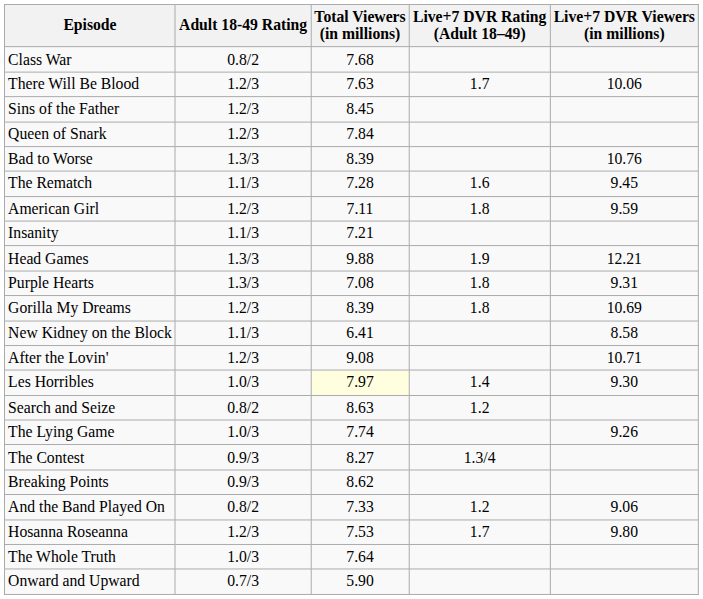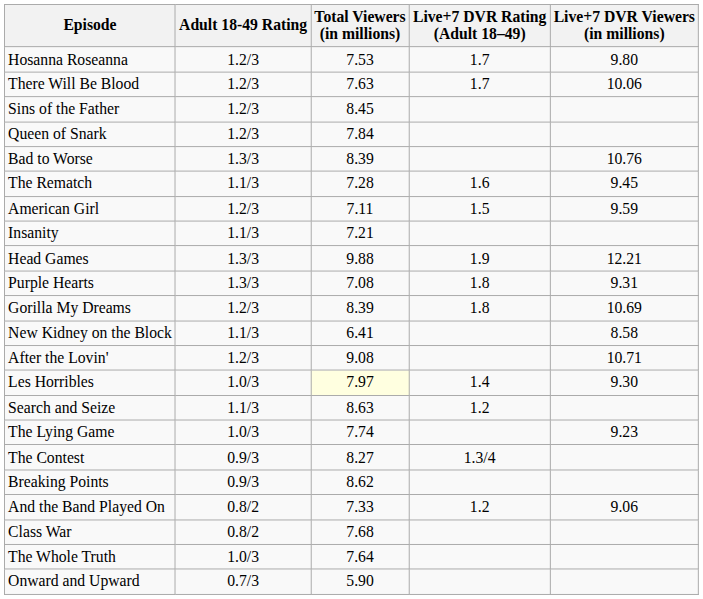rows swapped: (68, 531) <-> (40, 59)
(480, 208) 1.8 -> (480, 208) 1.5
(243, 407) 0.8/2 -> (243, 407) 1.1/3
(624, 432) 9.26 -> (624, 432) 9.23
